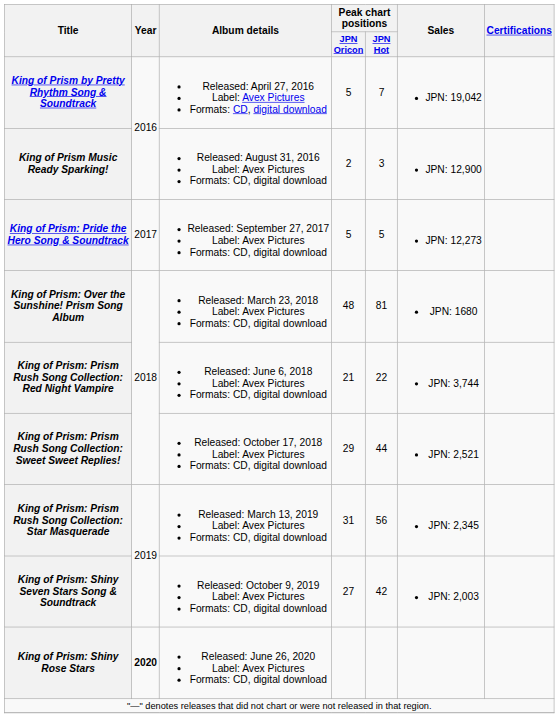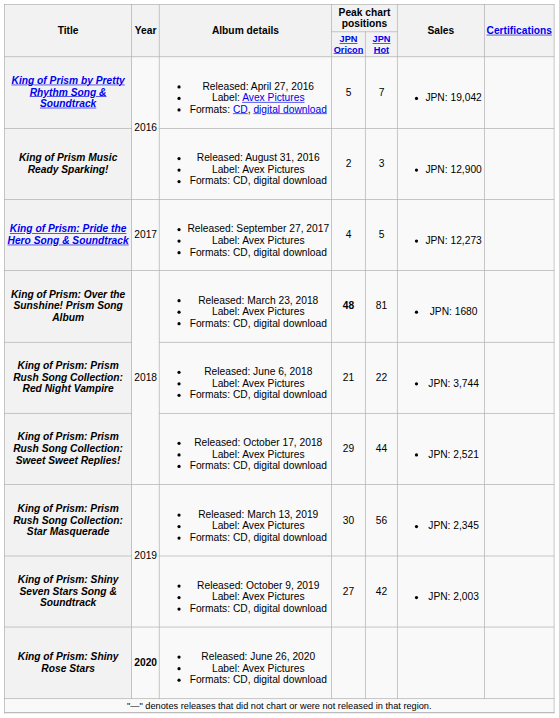(348, 235) 5 -> (348, 235) 4
(348, 306) normal -> (348, 306) bold
(348, 520) 31 -> (348, 520) 30
